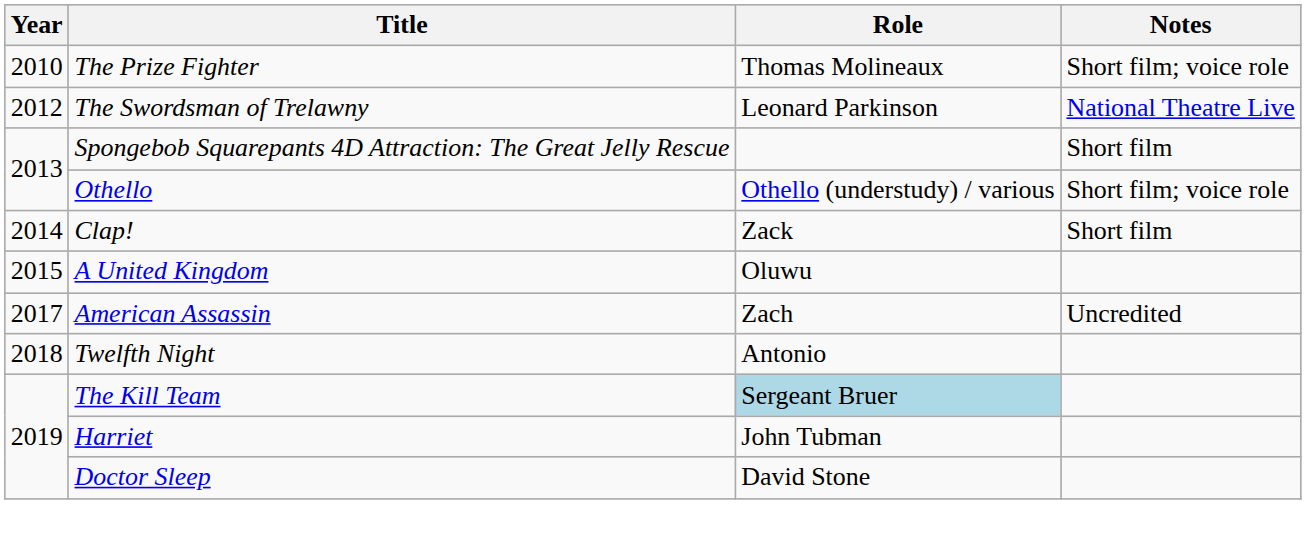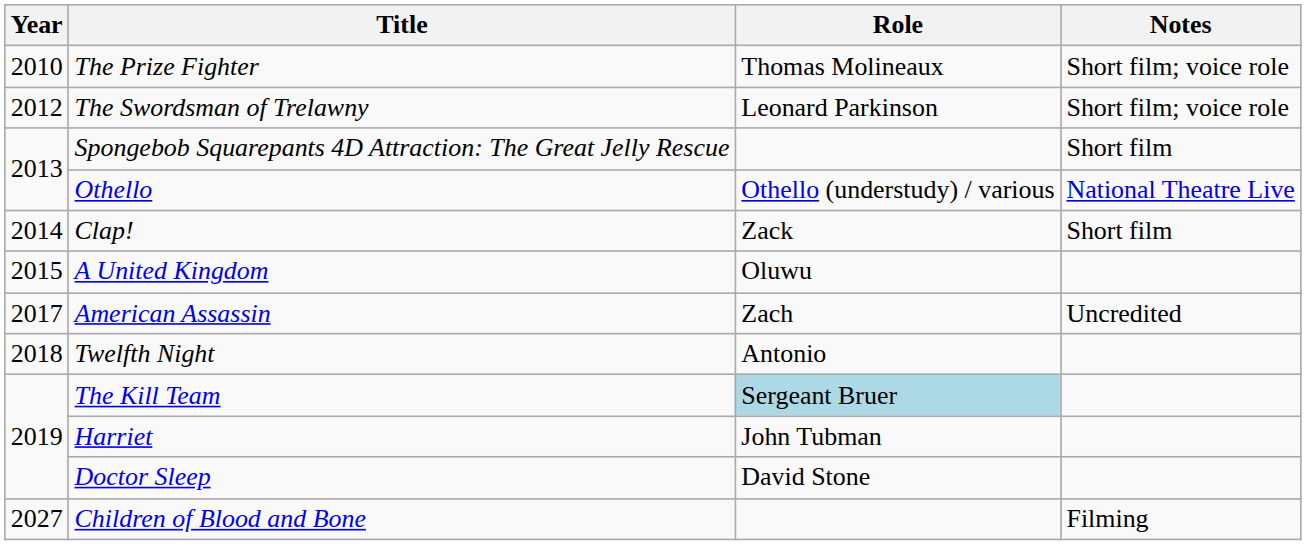(1181, 107) National Theatre Live -> (1178, 107) Short film; voice role
(1178, 189) Short film; voice role -> (1181, 189) National Theatre Live
+ row: (220, 518)
